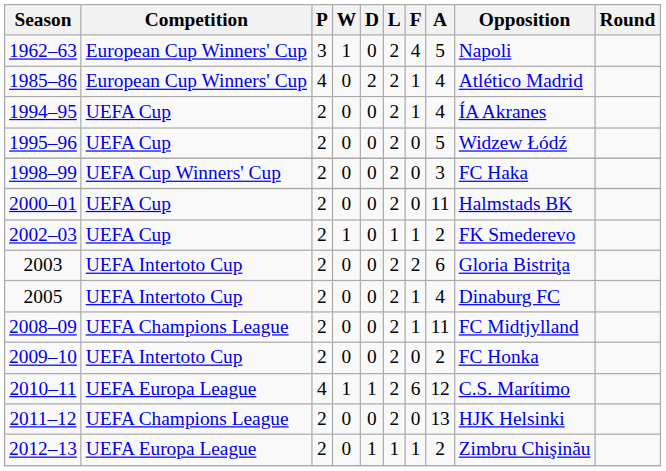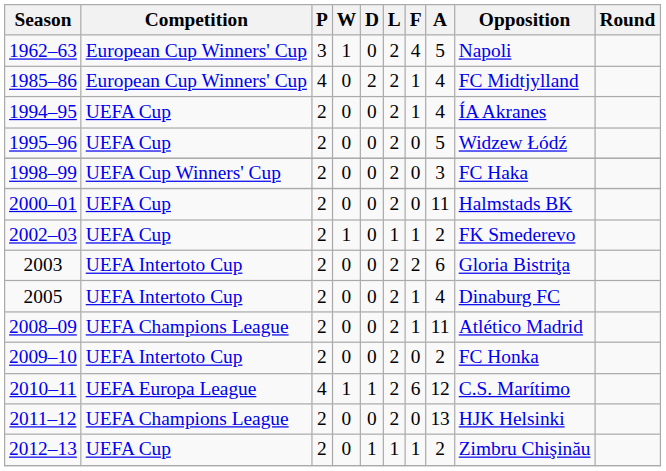(521, 81) Atlético Madrid -> (519, 81) FC Midtjylland
(519, 326) FC Midtjylland -> (521, 326) Atlético Madrid
(171, 449) UEFA Europa League -> (128, 449) UEFA Cup
